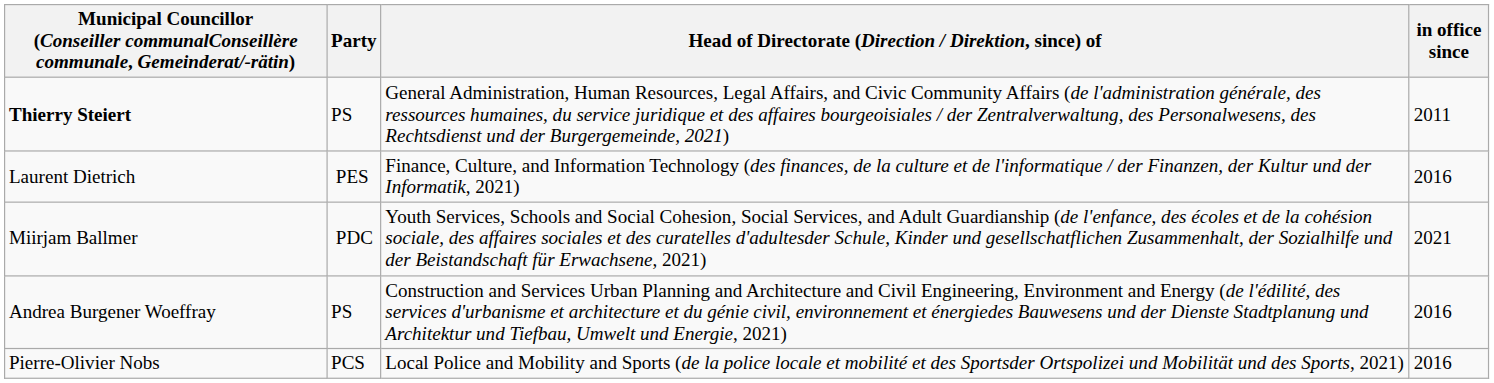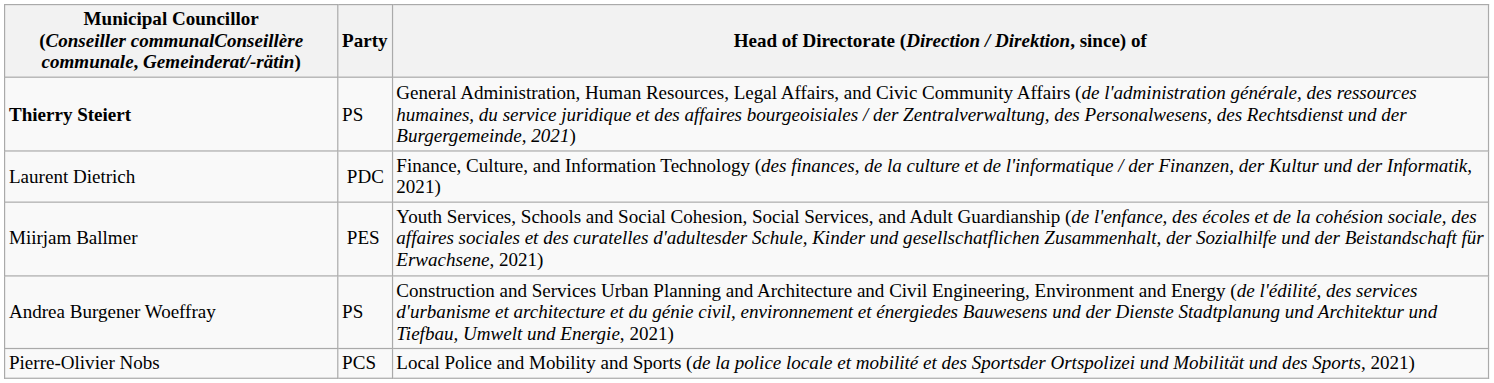- column: (1449, 41)
(350, 176) PES -> (363, 176) PDC
(352, 238) PDC -> (361, 238) PES
